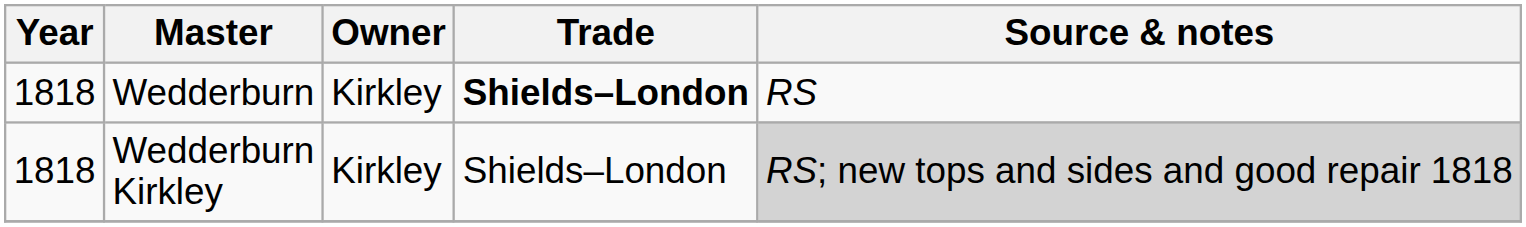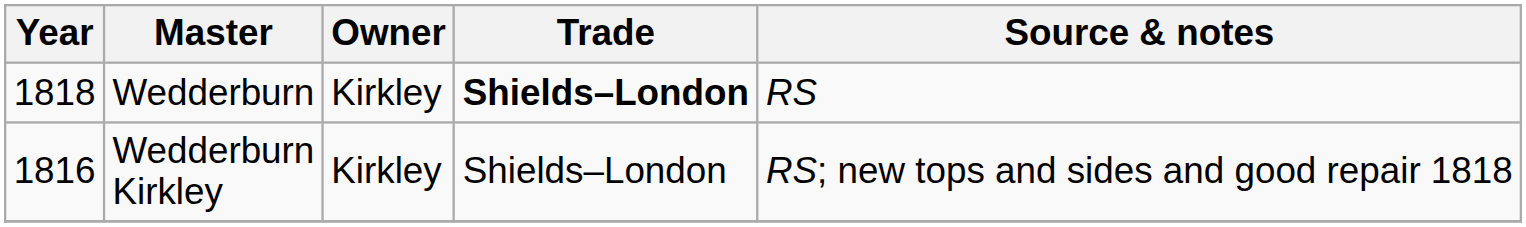(55, 171) 1818 -> (55, 171) 1816
(1139, 171) lightgrey background -> (1139, 171) no background
